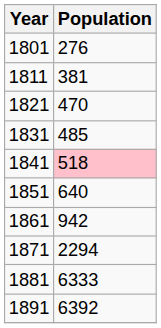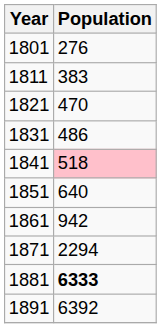(73, 76) 381 -> (73, 76) 383
(73, 134) 485 -> (73, 134) 486
(78, 279) normal -> (78, 279) bold
